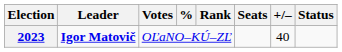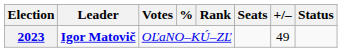(283, 36) 40 -> (283, 36) 49
